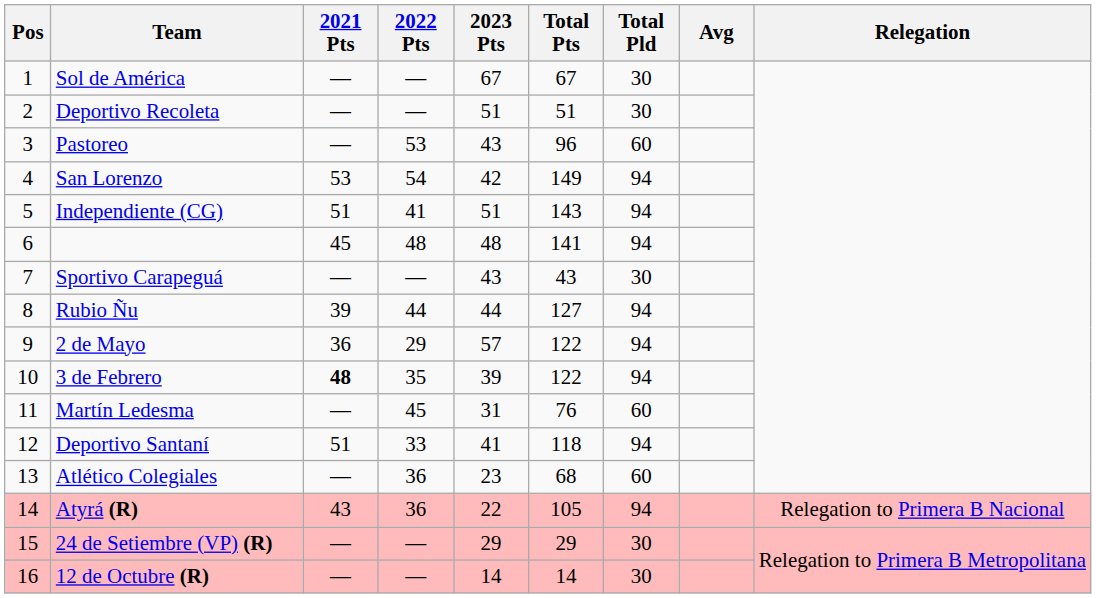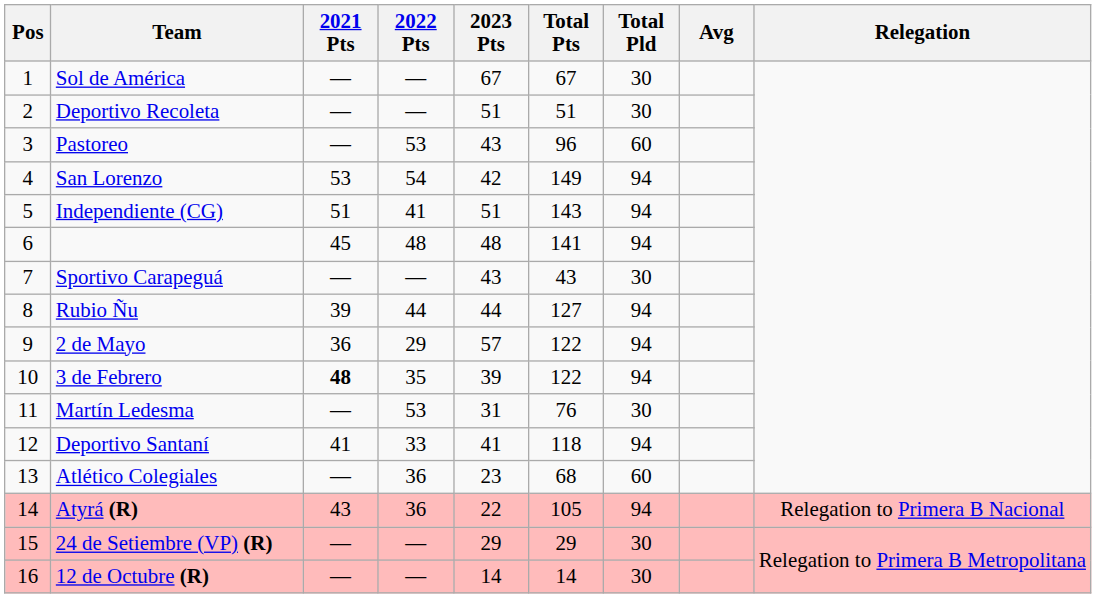(416, 410) 45 -> (416, 410) 53
(641, 410) 60 -> (641, 410) 30
(341, 443) 51 -> (341, 443) 41
